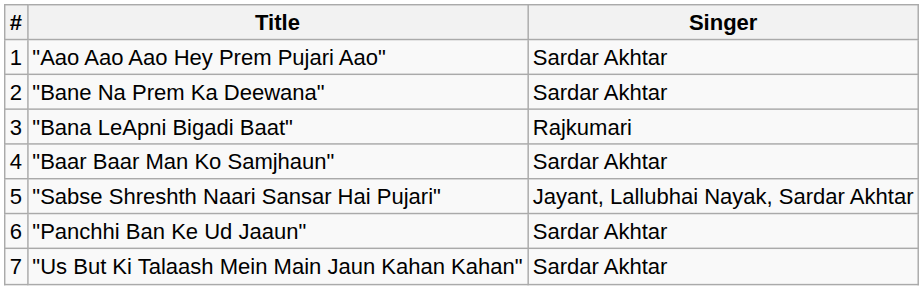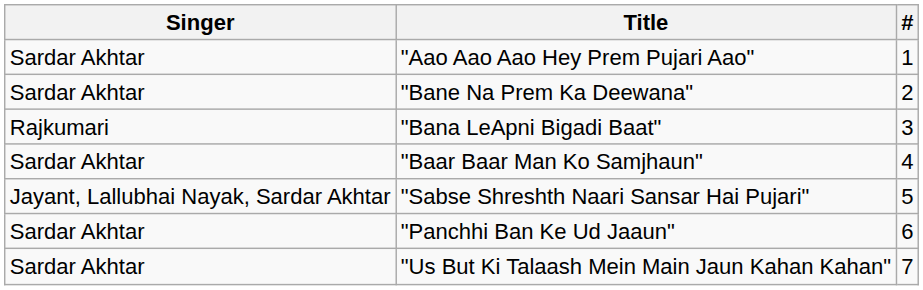columns swapped: (16, 22) <-> (723, 22)
